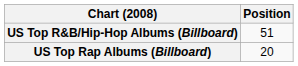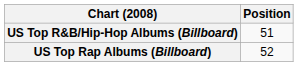(267, 52) 20 -> (267, 52) 52
